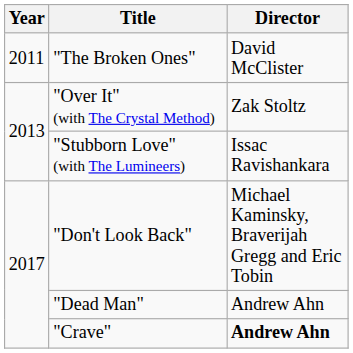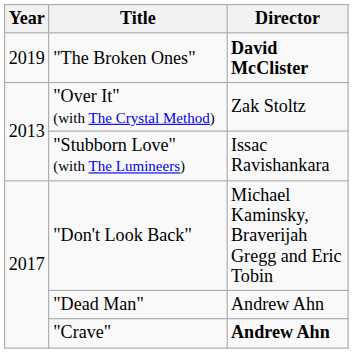(26, 57) 2011 -> (27, 57) 2019
(267, 57) normal -> (270, 57) bold
